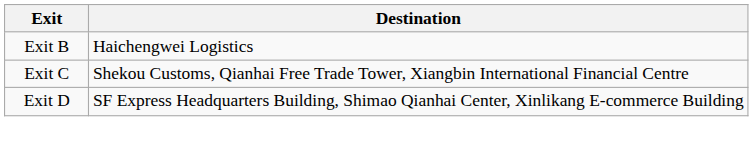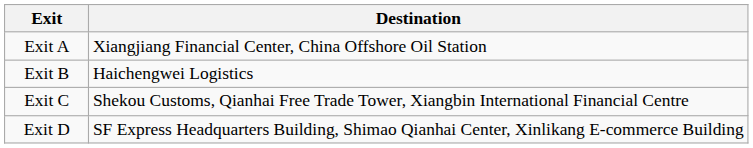+ row: (47, 45)
